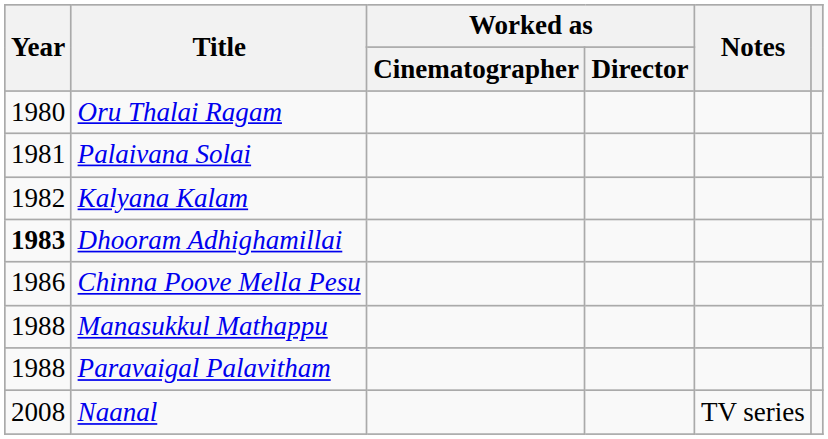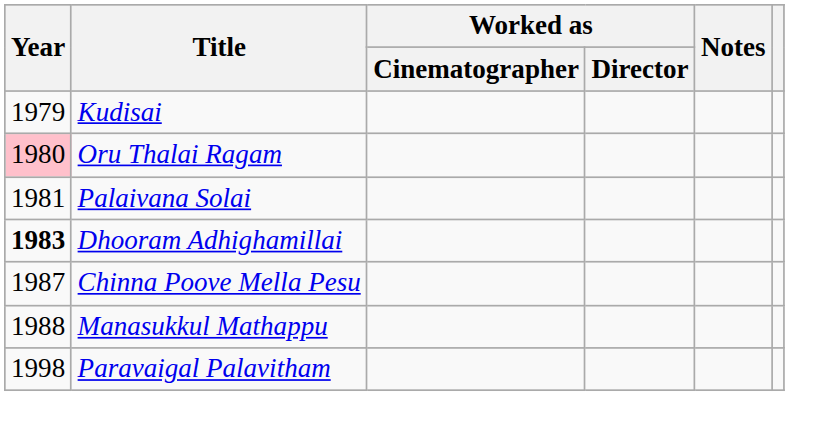+ row: (120, 111)
(38, 111) no background -> (38, 154) pink background
- row: (163, 197)
(38, 283) 1986 -> (38, 283) 1987
(38, 369) 1988 -> (38, 369) 1998
- row: (117, 411)
